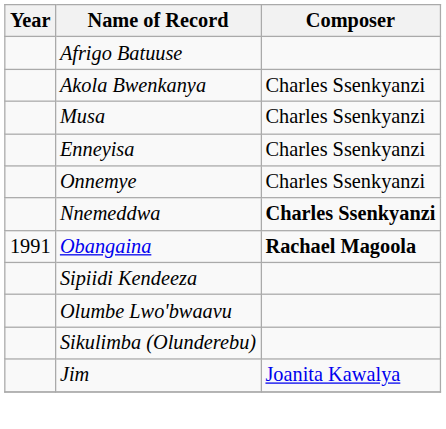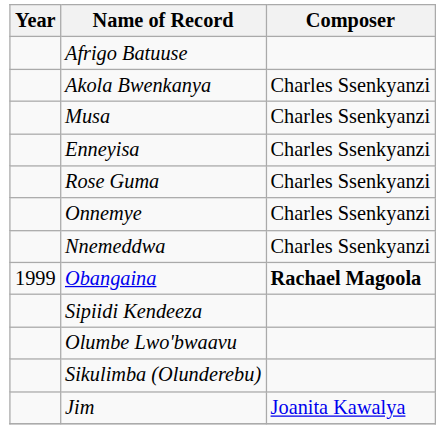+ row: (112, 181)
(350, 213) bold -> (350, 246) normal
(30, 246) 1991 -> (35, 278) 1999
